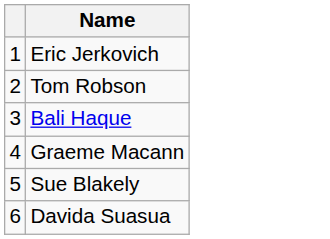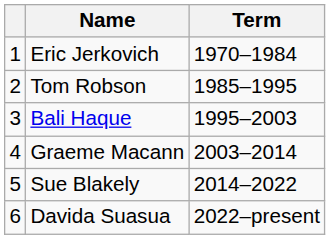+ column: (257, 20)
